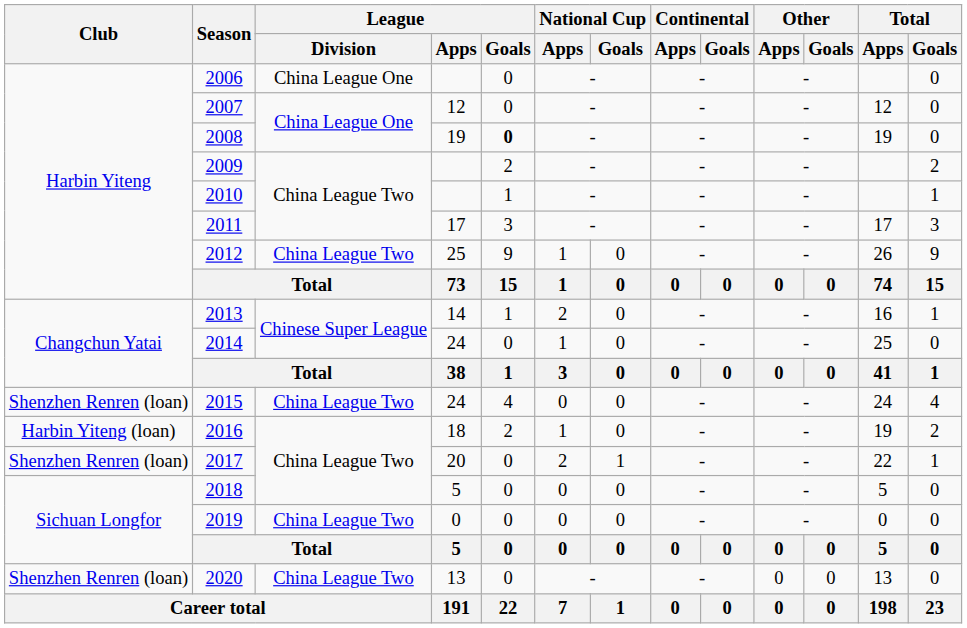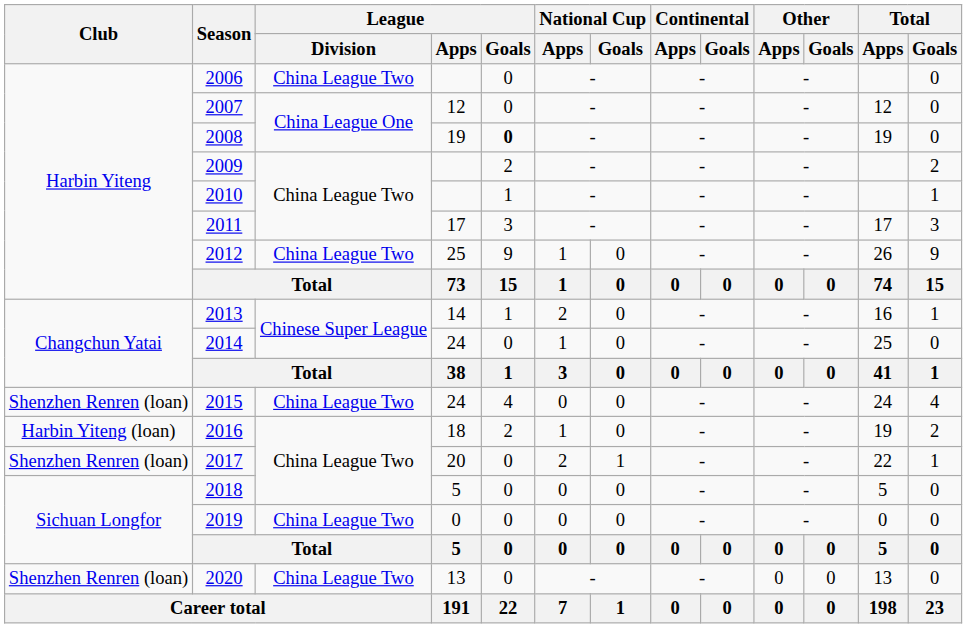(343, 78) China League One -> (343, 78) China League Two
